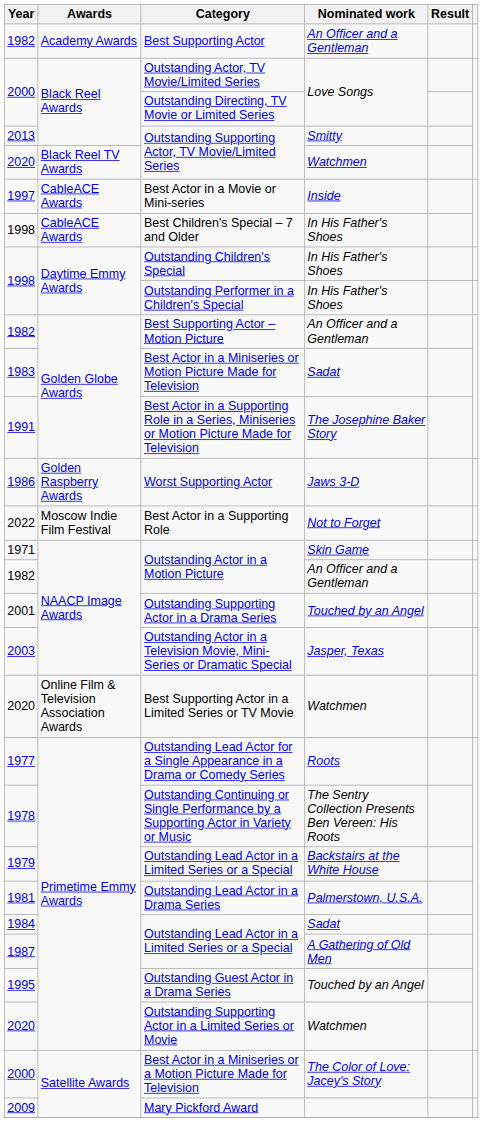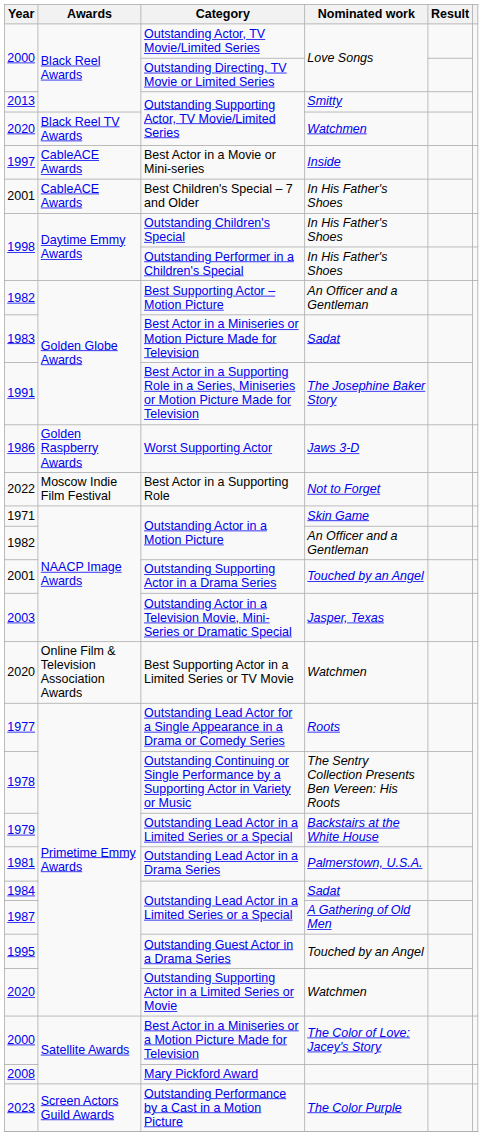- row: (204, 41)
(21, 230) 1998 -> (21, 196) 2001
(21, 1107) 2009 -> (21, 1074) 2008
+ row: (215, 1107)
